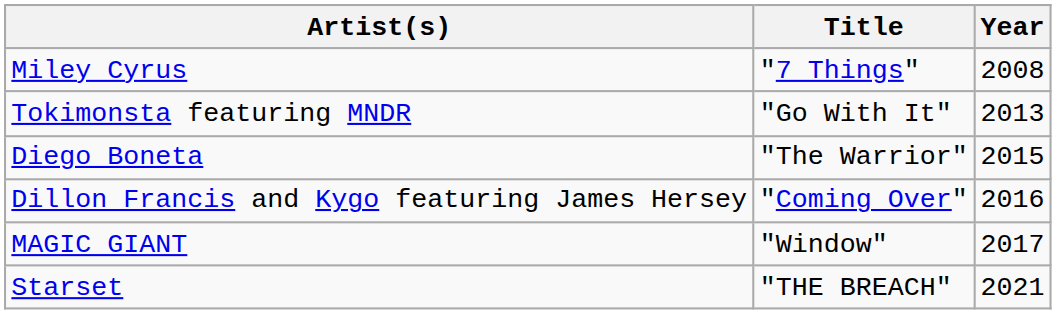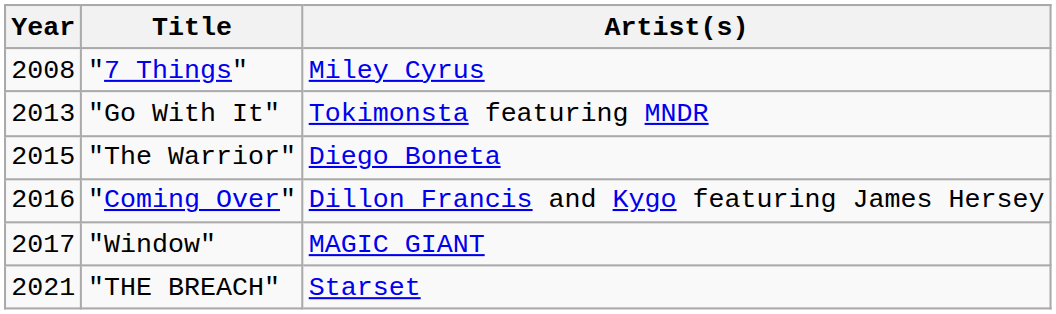columns swapped: (1012, 27) <-> (379, 27)
